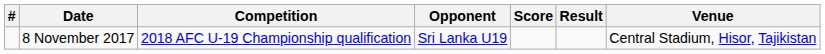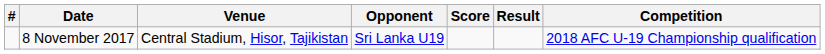columns swapped: (713, 16) <-> (276, 16)
